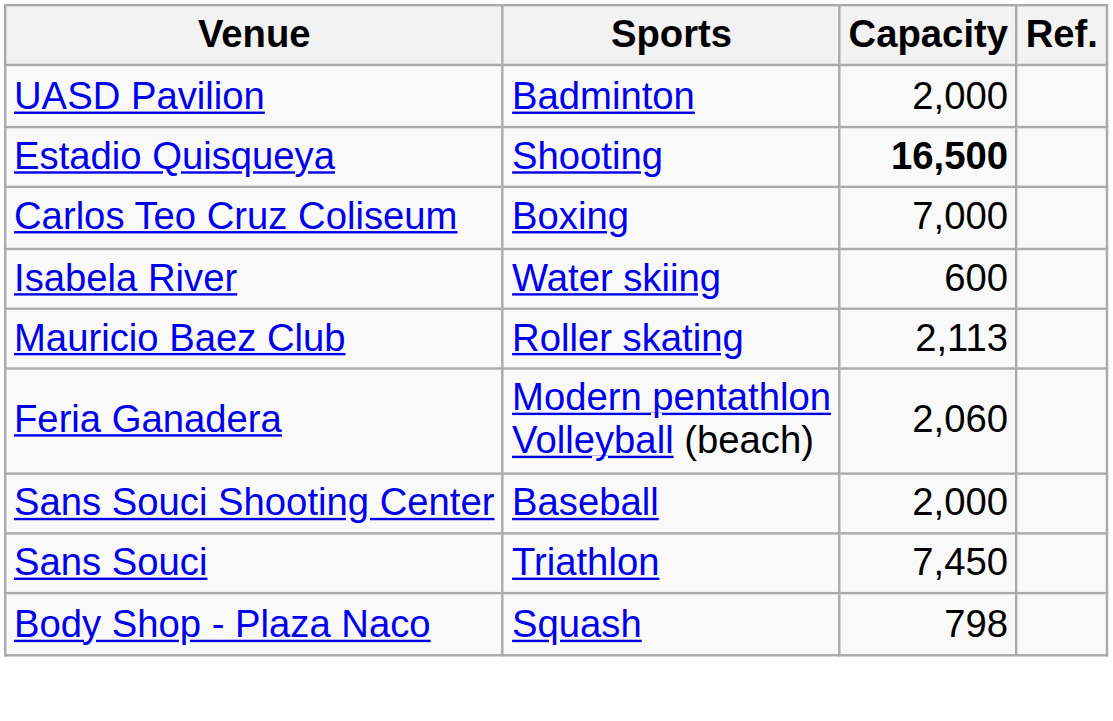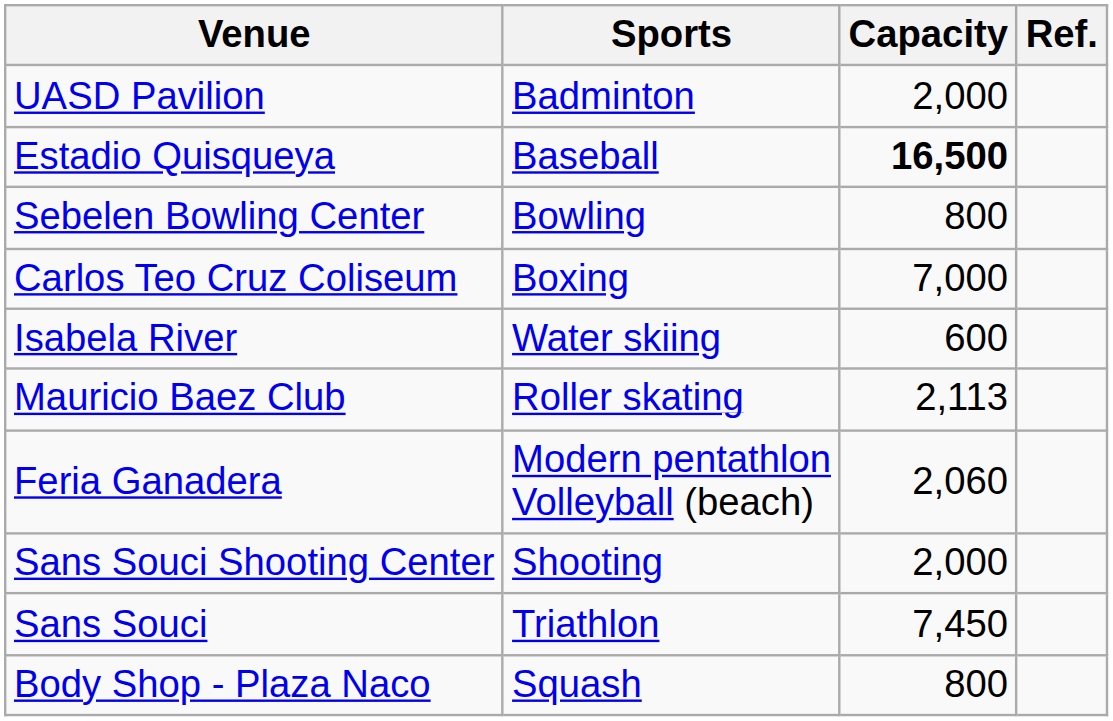(588, 156) Shooting -> (585, 156) Baseball
+ row: (219, 216)
(585, 502) Baseball -> (588, 563) Shooting
(976, 623) 798 -> (976, 684) 800
